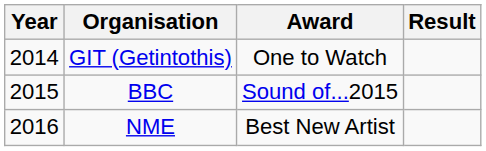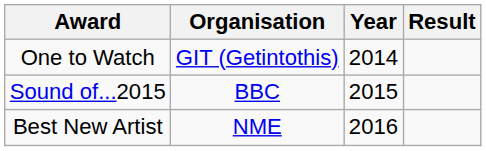columns swapped: (34, 22) <-> (320, 22)
